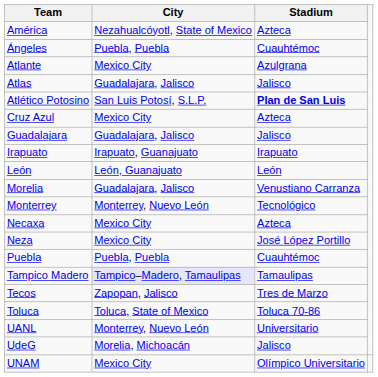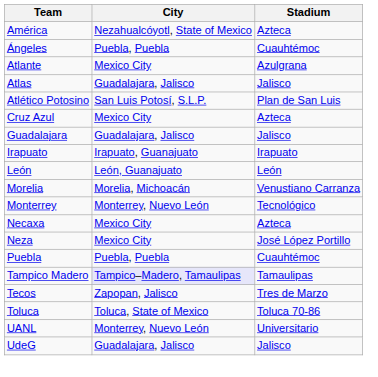(301, 100) bold -> (299, 100) normal
(144, 188) Guadalajara, Jalisco -> (142, 188) Morelia, Michoacán
(142, 345) Morelia, Michoacán -> (144, 345) Guadalajara, Jalisco
- row: (23, 363)
